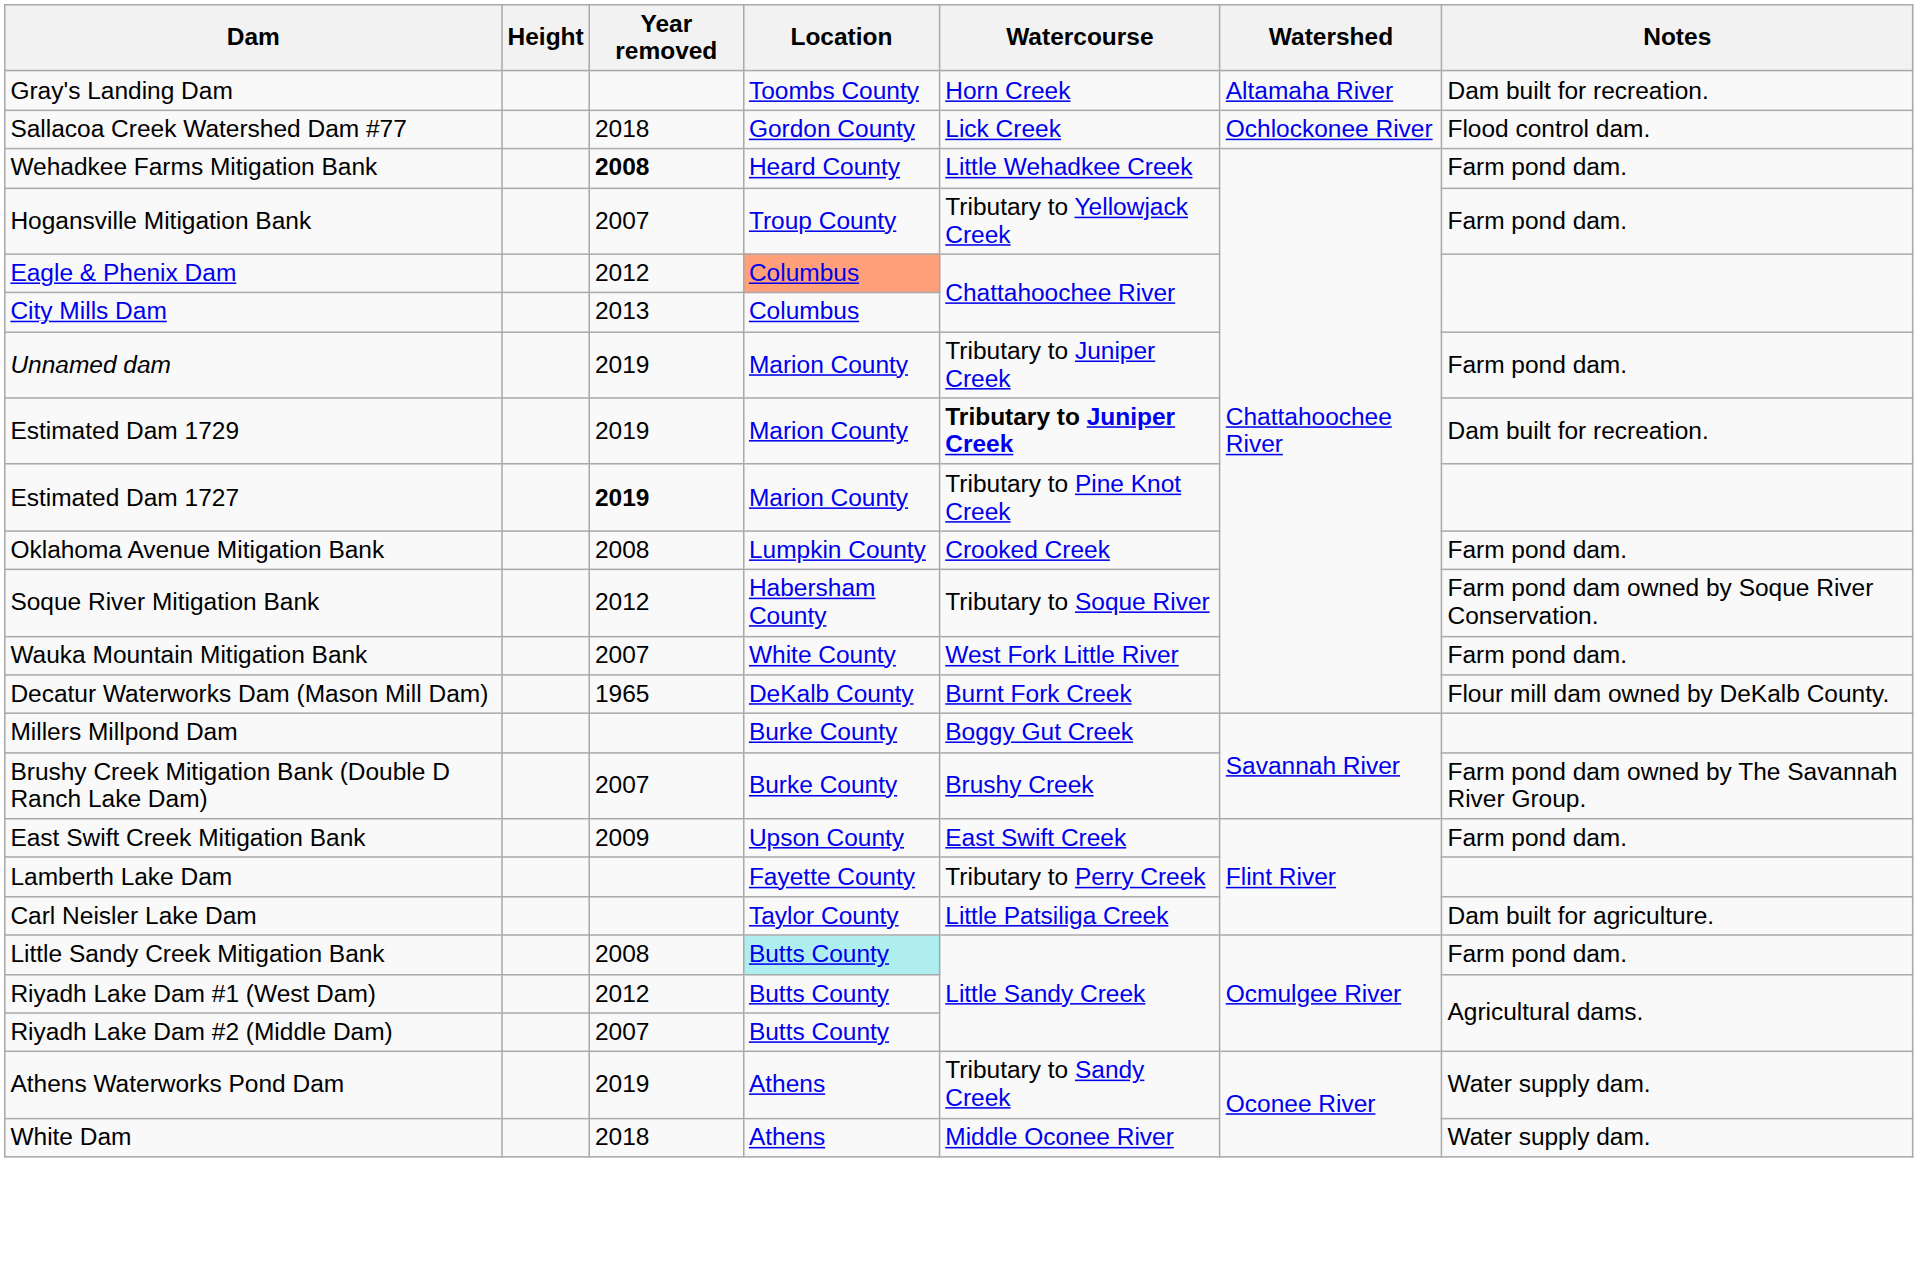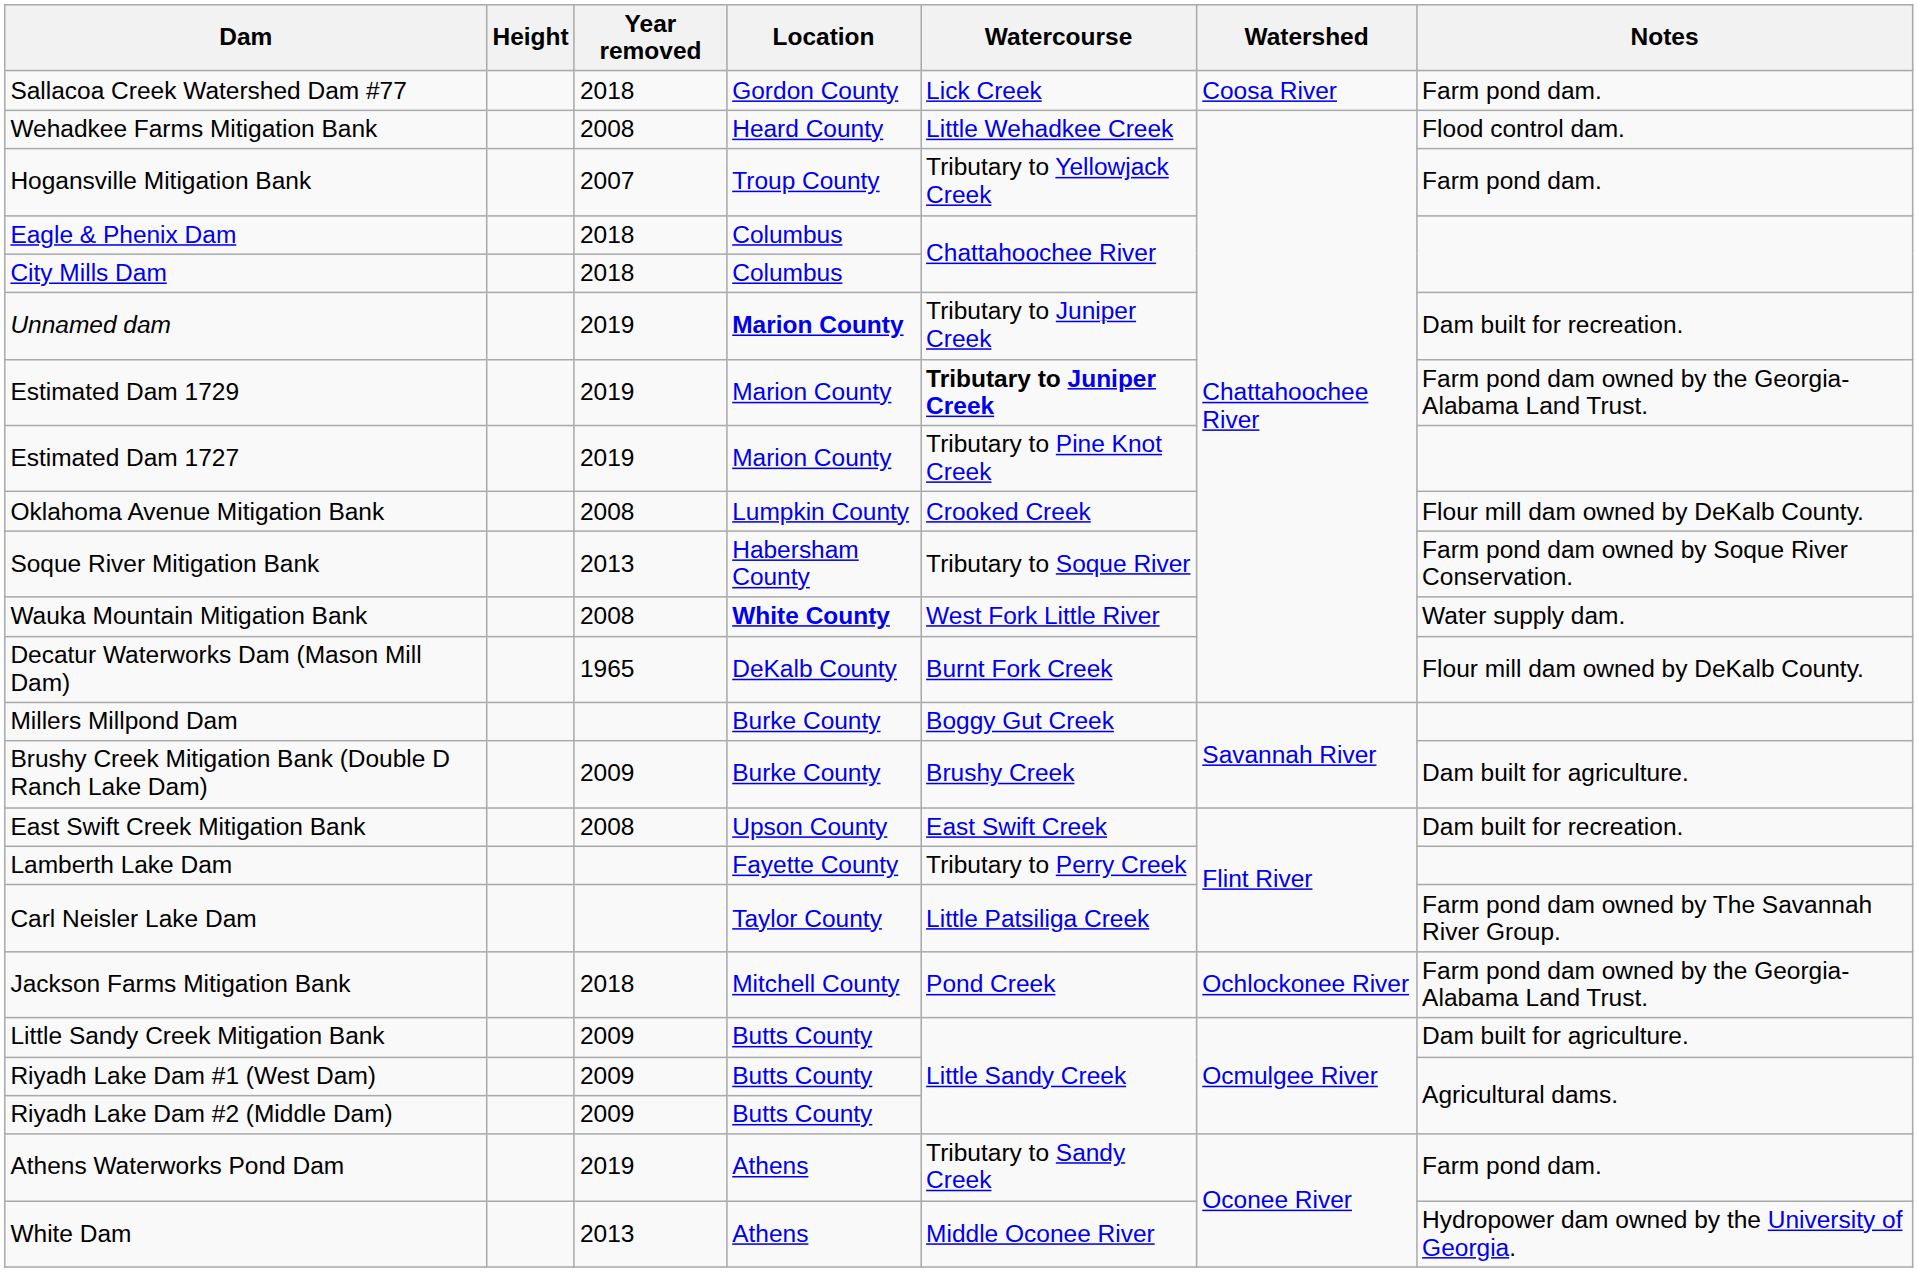- row: (122, 90)
(1329, 129) Ochlockonee River -> (1270, 90) Coosa River
(1549, 129) Flood control dam. -> (1512, 90) Farm pond dam.
(622, 167) bold -> (607, 129) normal
(1537, 167) Farm pond dam. -> (1523, 129) Flood control dam.
(622, 273) 2012 -> (607, 234) 2018
(804, 273) lightsalmon background -> (787, 234) no background
(622, 311) 2013 -> (607, 273) 2018
(829, 364) normal -> (818, 325) bold
(1537, 364) Farm pond dam. -> (1553, 325) Dam built for recreation.
(1578, 430) Dam built for recreation. -> (1636, 392) Farm pond dam owned by the Georgia-Alabama Land Trust.
(622, 497) bold -> (607, 458) normal
(1537, 549) Farm pond dam. -> (1643, 511) Flour mill dam owned by DeKalb County.
(622, 602) 2012 -> (607, 563) 2013
(622, 655) 2007 -> (607, 616) 2008
(822, 655) normal -> (811, 616) bold
(1537, 655) Farm pond dam. -> (1524, 616) Water supply dam.
(622, 785) 2007 -> (607, 773) 2009
(1672, 785) Farm pond dam owned by The Savannah River Group. -> (1555, 773) Dam built for agriculture.
(622, 837) 2009 -> (607, 826) 2008
(1537, 837) Farm pond dam. -> (1553, 826) Dam built for recreation.
(1581, 915) Dam built for agriculture. -> (1647, 918) Farm pond dam owned by The Savannah River Group.
+ row: (180, 984)
(622, 954) 2008 -> (607, 1036) 2009
(819, 954) paleturquoise background -> (802, 1036) no background
(1537, 954) Farm pond dam. -> (1555, 1036) Dam built for agriculture.
(622, 993) 2012 -> (607, 1075) 2009
(622, 1031) 2007 -> (607, 1114) 2009
(1549, 1084) Water supply dam. -> (1512, 1167) Farm pond dam.
(622, 1137) 2018 -> (607, 1233) 2013
(1549, 1137) Water supply dam. -> (1662, 1233) Hydropower dam owned by the University of Georgia.
